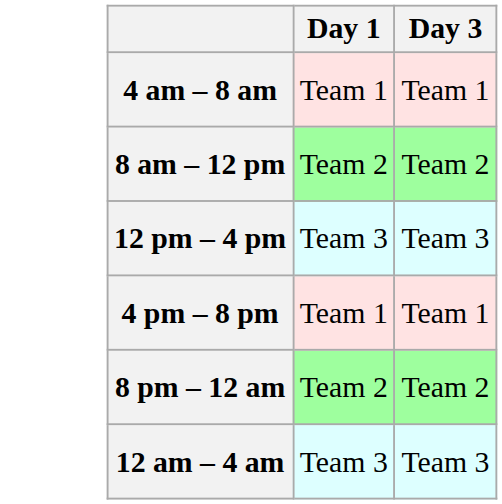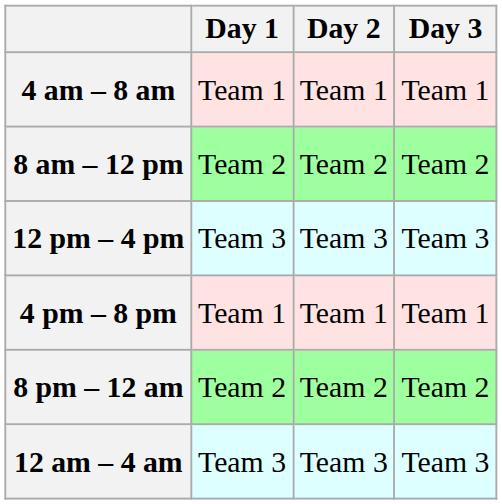+ column: (344, 28)
